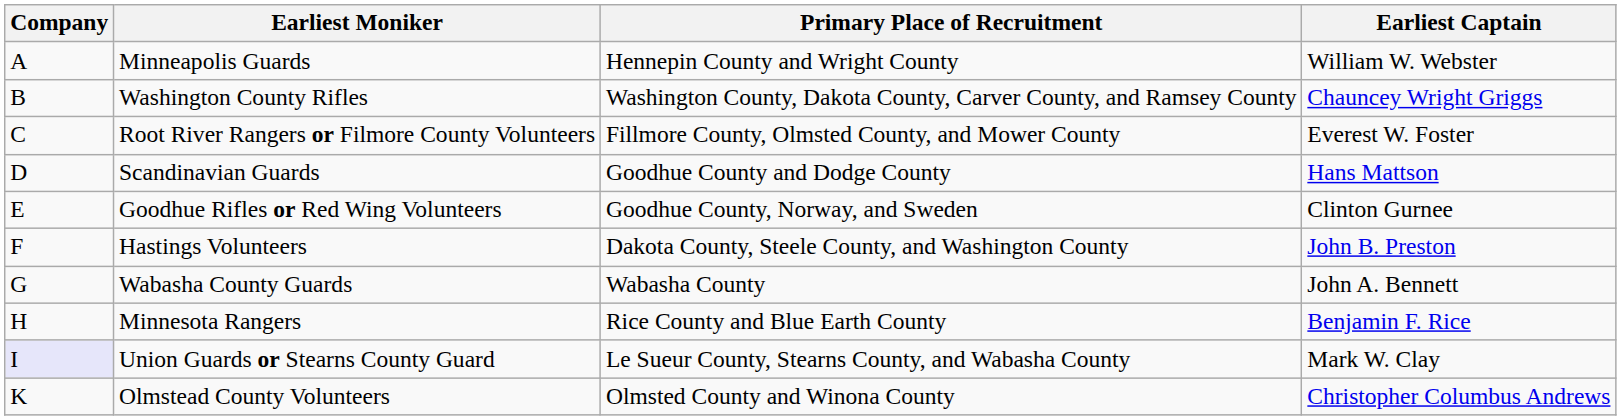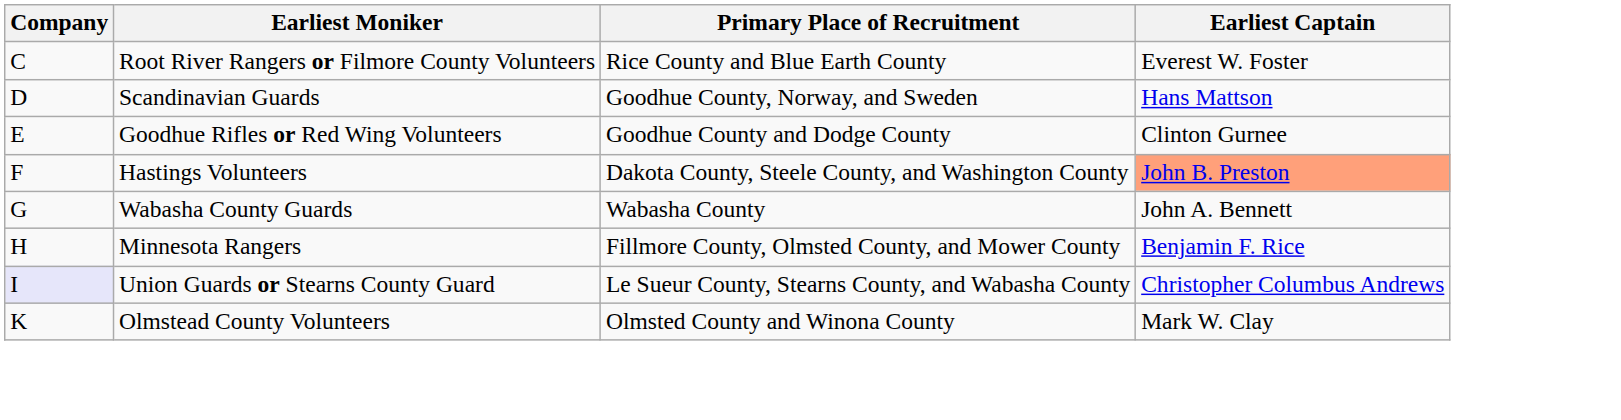- row: (215, 60)
- row: (244, 97)
(863, 135) Fillmore County, Olmsted County, and Mower County -> (776, 60) Rice County and Blue Earth County
(778, 172) Goodhue County and Dodge County -> (792, 97) Goodhue County, Norway, and Sweden
(792, 209) Goodhue County, Norway, and Sweden -> (778, 135) Goodhue County and Dodge County
(1382, 246) no background -> (1215, 172) lightsalmon background
(776, 321) Rice County and Blue Earth County -> (863, 246) Fillmore County, Olmsted County, and Mower County
(1374, 358) Mark W. Clay -> (1293, 284) Christopher Columbus Andrews
(1459, 396) Christopher Columbus Andrews -> (1207, 321) Mark W. Clay
